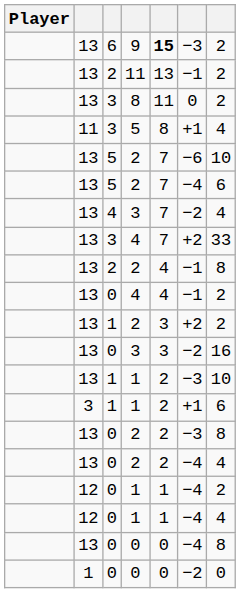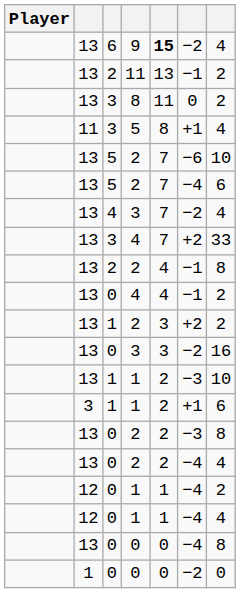(192, 46) −3 -> (192, 46) −2
(221, 46) 2 -> (221, 46) 4
